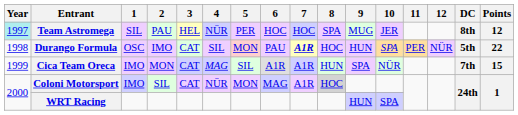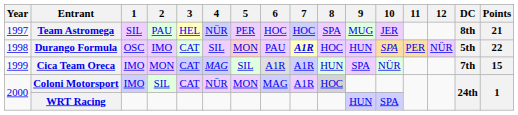(18, 31) paleturquoise background -> (18, 31) no background
(497, 31) 12 -> (497, 31) 21
